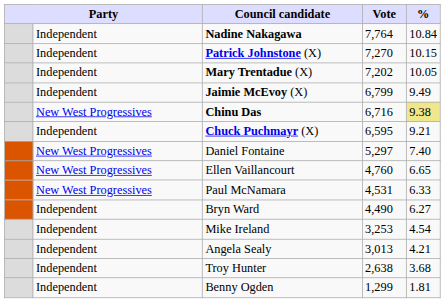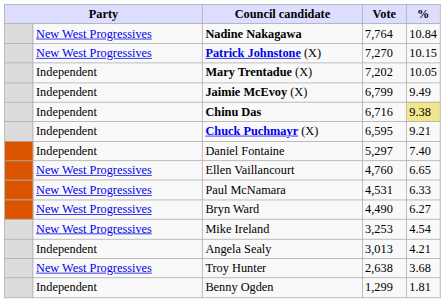(66, 33) Independent -> (94, 33) New West Progressives
(66, 53) Independent -> (94, 53) New West Progressives
(94, 111) New West Progressives -> (66, 111) Independent
(94, 151) New West Progressives -> (66, 151) Independent
(66, 209) Independent -> (94, 209) New West Progressives
(66, 229) Independent -> (94, 229) New West Progressives
(66, 268) Independent -> (94, 268) New West Progressives
